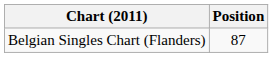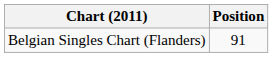(238, 40) 87 -> (238, 40) 91
